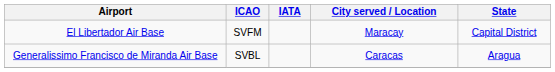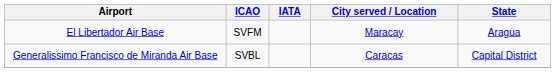(504, 32) Capital District -> (504, 32) Aragua
(504, 55) Aragua -> (504, 55) Capital District
